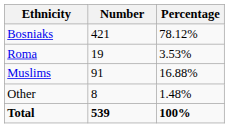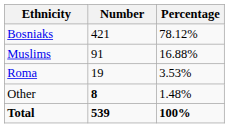rows swapped: (29, 73) <-> (22, 53)
(94, 93) normal -> (94, 93) bold
